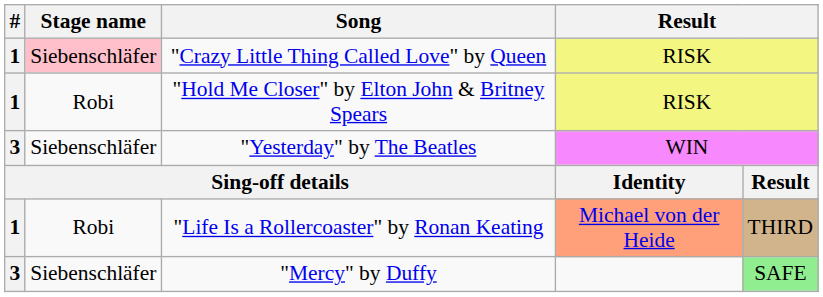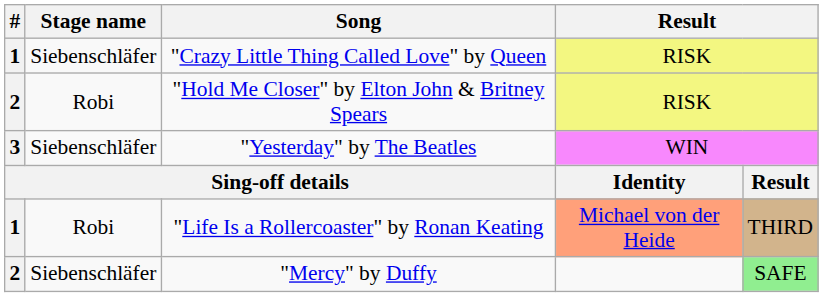(93, 55) pink background -> (93, 55) no background
(15, 101) 1 -> (15, 101) 2
(15, 273) 3 -> (15, 273) 2
